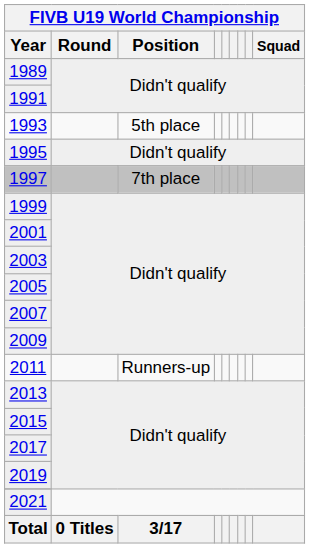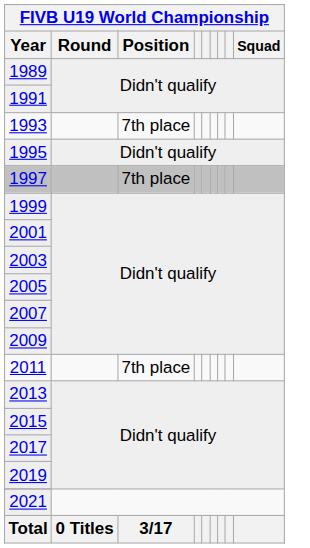(166, 125) 5th place -> (156, 125) 7th place
(166, 367) Runners-up -> (156, 367) 7th place
